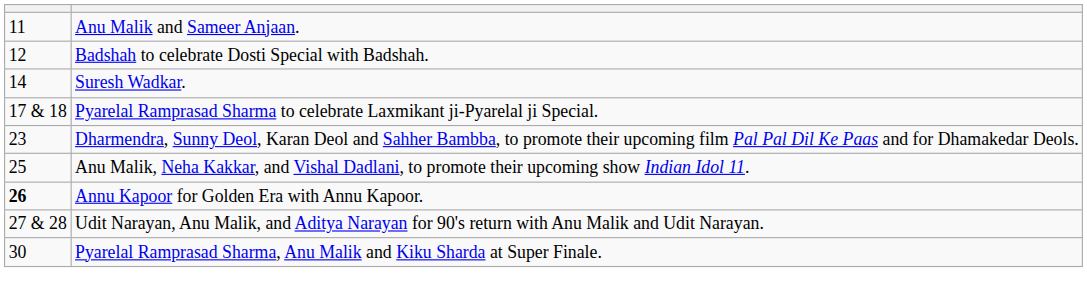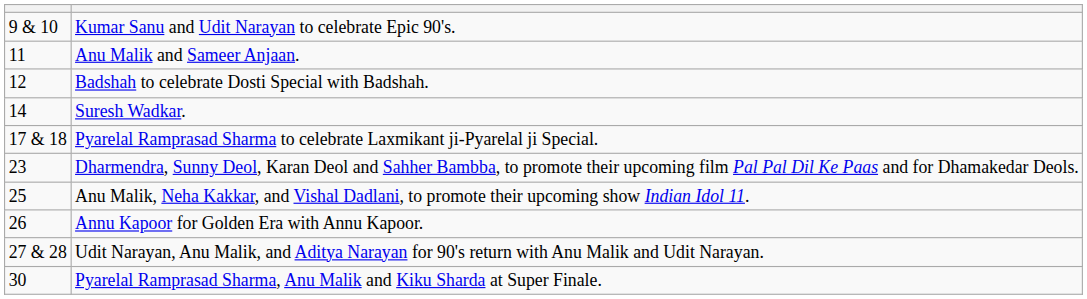+ row: (265, 26)
(18, 195) bold -> (18, 223) normal
